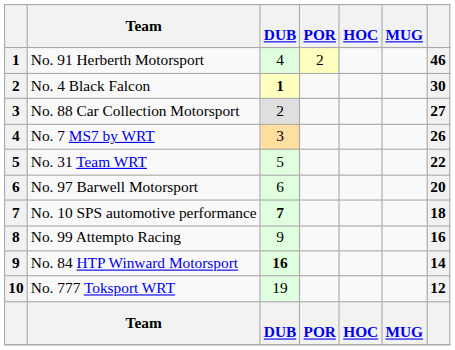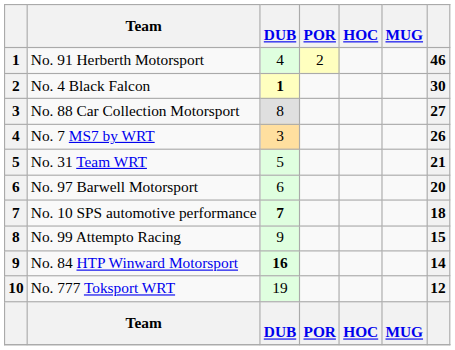(280, 110) 2 -> (280, 110) 8
(438, 161) 22 -> (438, 161) 21
(438, 237) 16 -> (438, 237) 15
